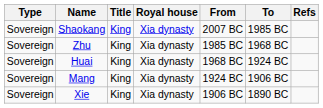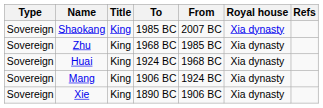columns swapped: (167, 12) <-> (268, 12)
